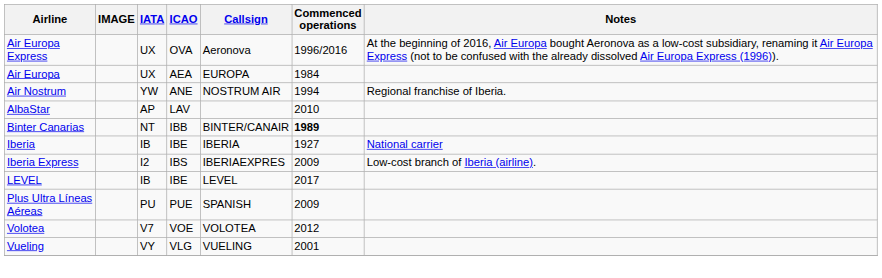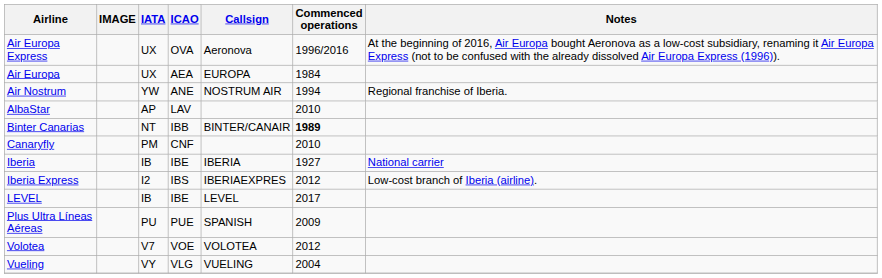+ row: (31, 145)
(307, 162) 2009 -> (308, 180) 2012
(307, 246) 2001 -> (308, 264) 2004
